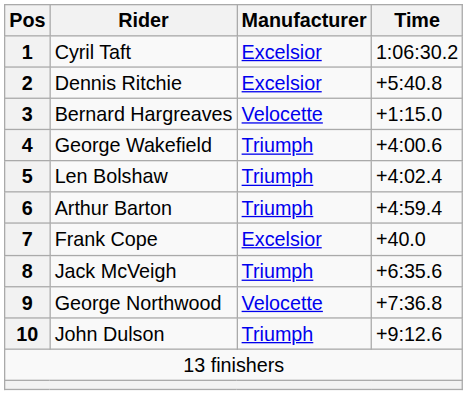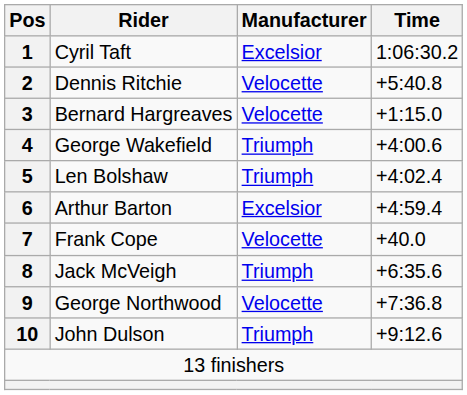(282, 83) Excelsior -> (282, 83) Velocette
(277, 208) Triumph -> (282, 208) Excelsior
(282, 239) Excelsior -> (282, 239) Velocette
